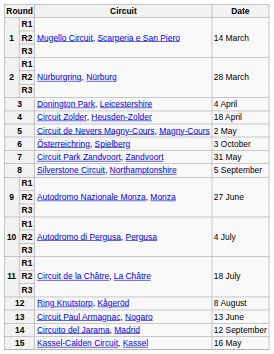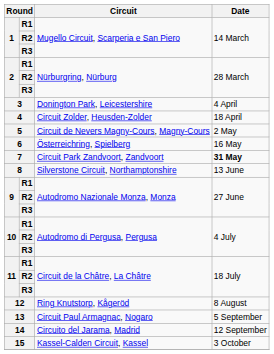(232, 143) 3 October -> (228, 143) 16 May
(228, 157) normal -> (228, 157) bold
(238, 170) 5 September -> (229, 170) 13 June
(229, 316) 13 June -> (238, 316) 5 September
(228, 343) 16 May -> (232, 343) 3 October
